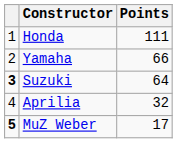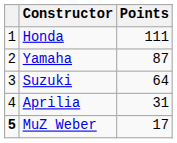(161, 60) 66 -> (161, 60) 87
(12, 82) bold -> (12, 82) normal
(161, 104) 32 -> (161, 104) 31
